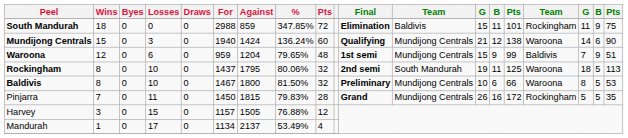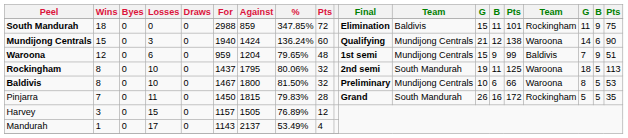(434, 97) Mundijong Centrals -> (428, 97) South Mandurah
(293, 112) 76.88% -> (293, 112) 76.89%
(225, 126) 1134 -> (225, 126) 1143
